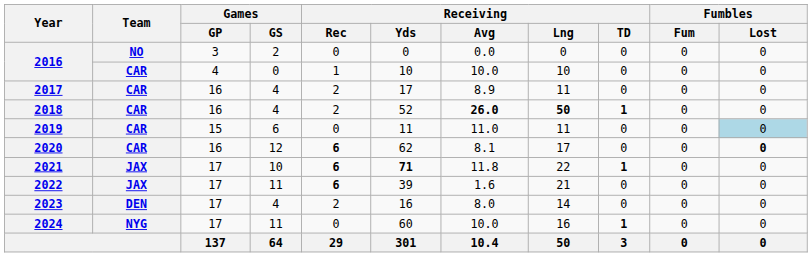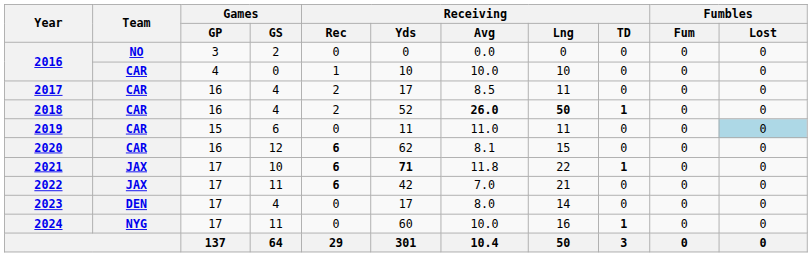(485, 90) 8.9 -> (485, 90) 8.5
(563, 147) 17 -> (563, 147) 15
(763, 147) bold -> (763, 147) normal
(406, 186) 39 -> (406, 186) 42
(485, 186) 1.6 -> (485, 186) 7.0
(336, 205) 2 -> (336, 205) 0
(406, 205) 16 -> (406, 205) 17
